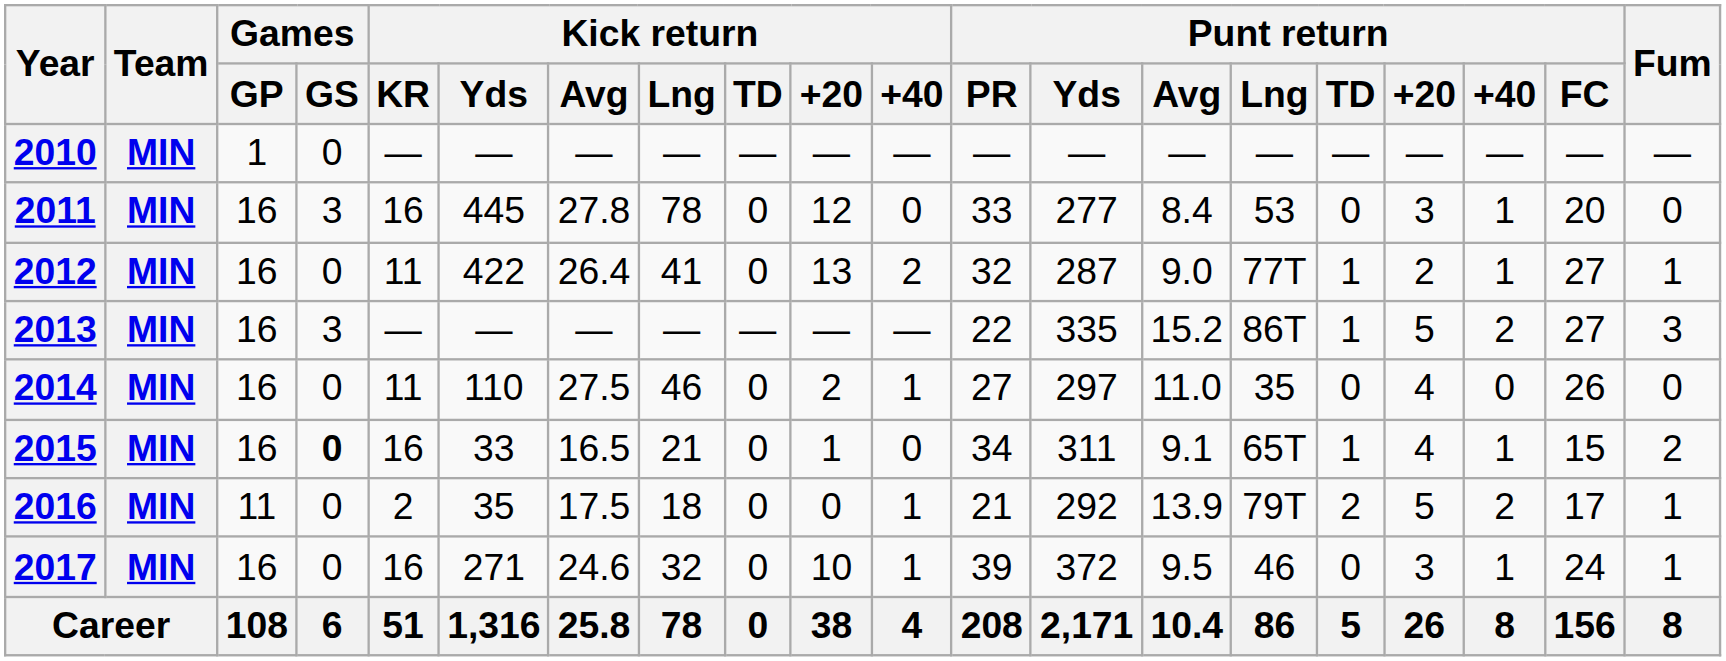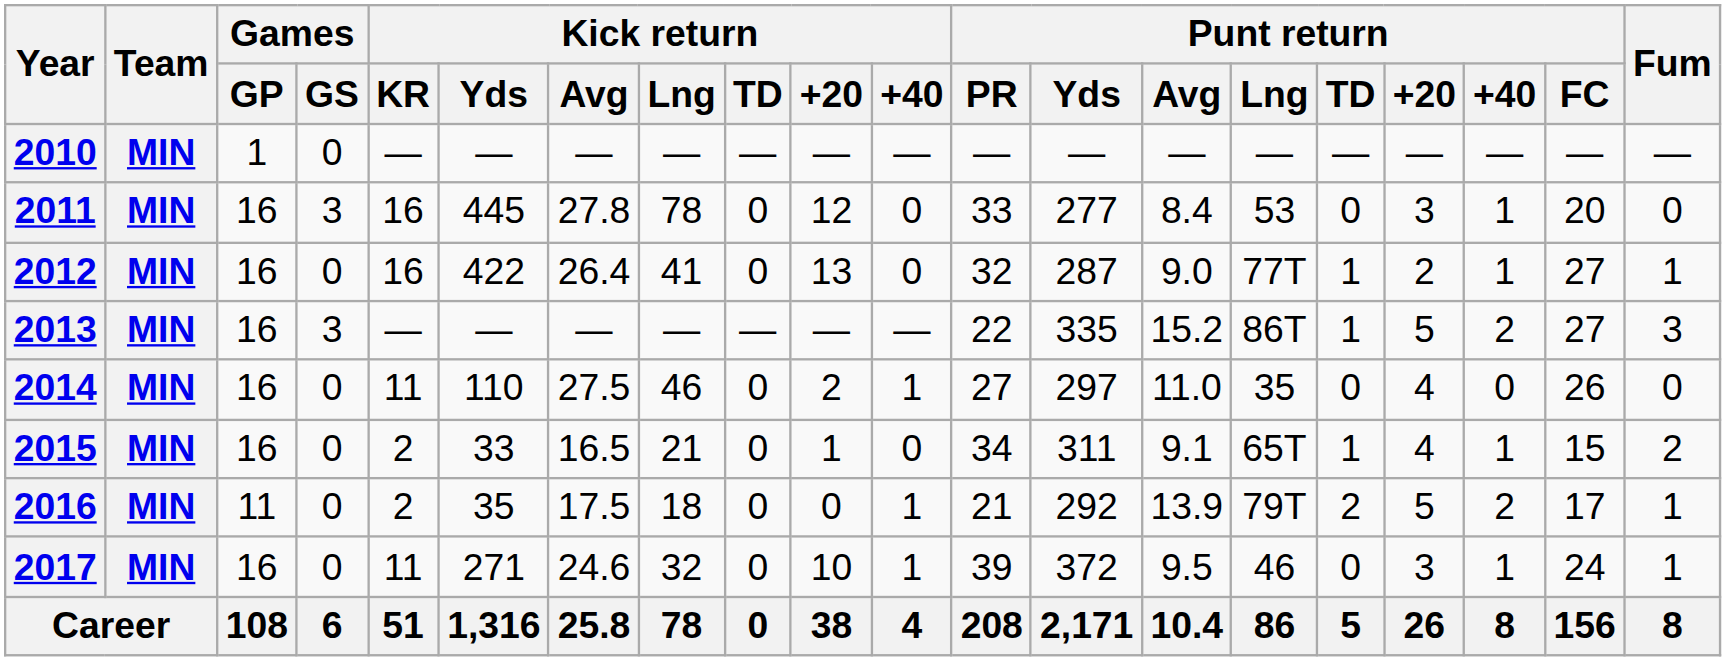(403, 270) 11 -> (403, 270) 16
(912, 270) 2 -> (912, 270) 0
(332, 447) bold -> (332, 447) normal
(403, 447) 16 -> (403, 447) 2
(403, 566) 16 -> (403, 566) 11
